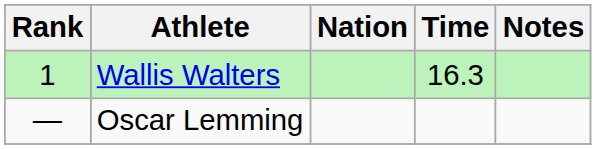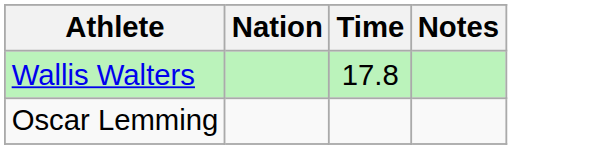- column: (47, 27)
(455, 74) 16.3 -> (370, 74) 17.8
